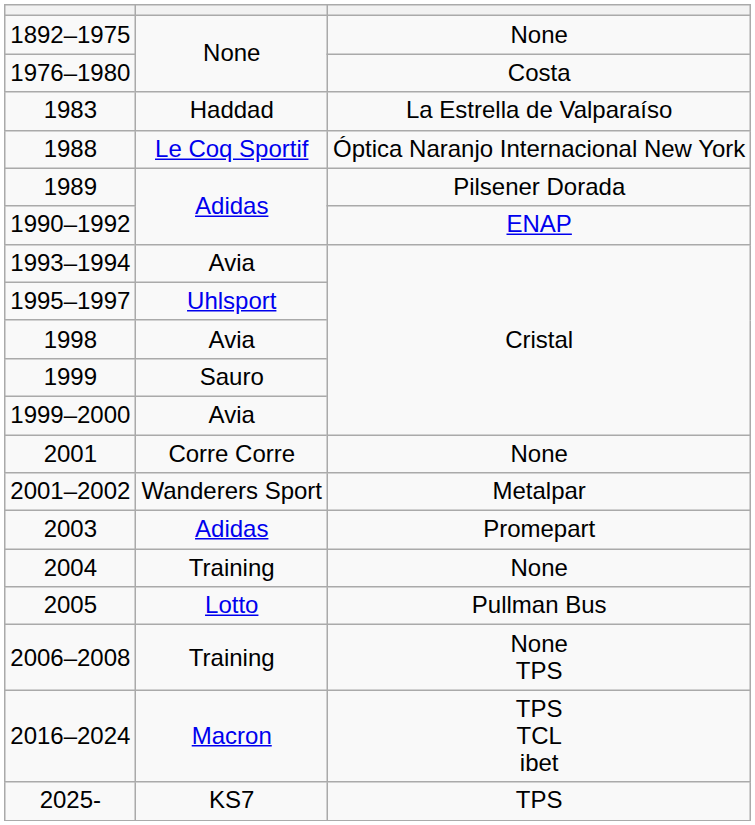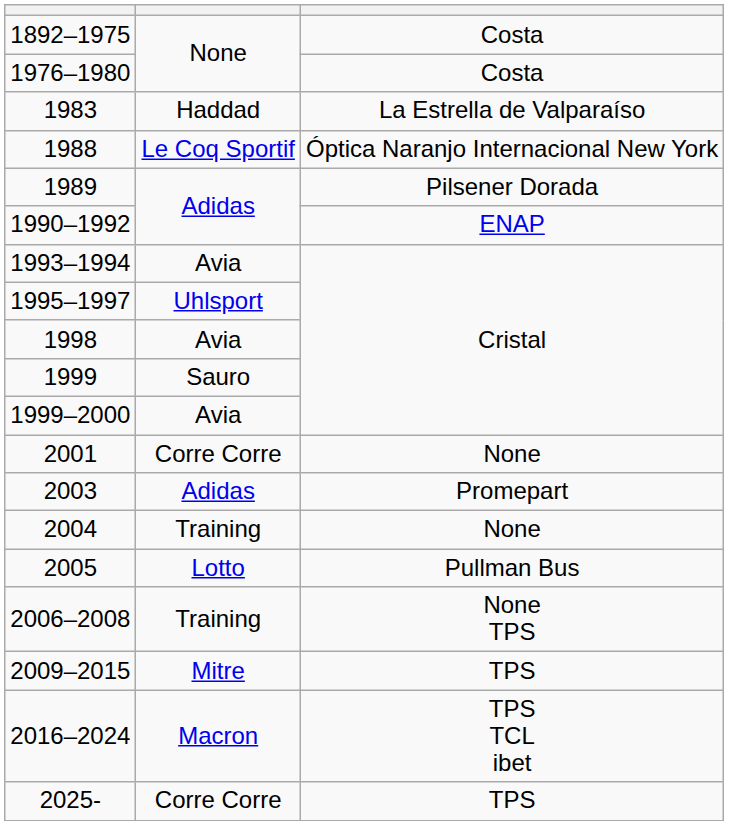(539, 34) None -> (512, 34) Costa
- row: (70, 491)
+ row: (70, 670)
(232, 800) KS7 -> (218, 800) Corre Corre
